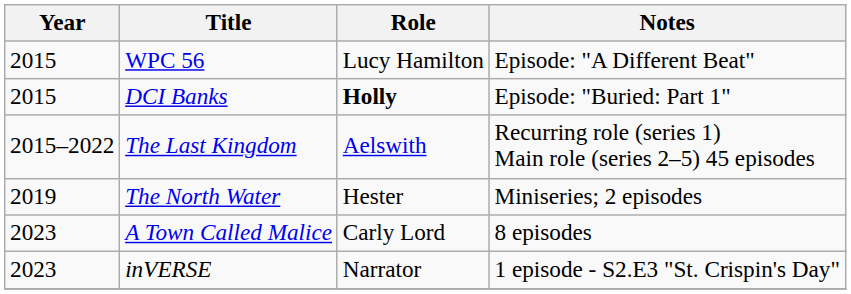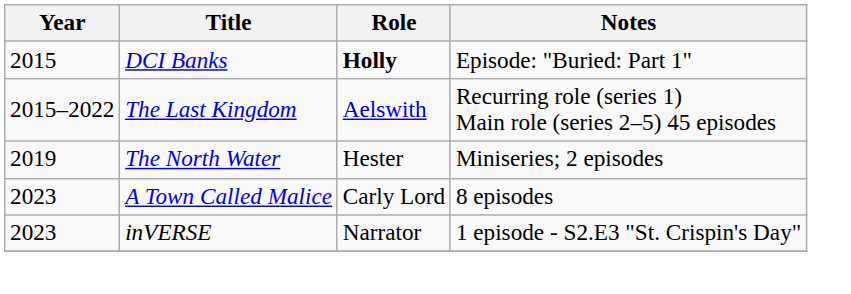- row: (165, 59)
